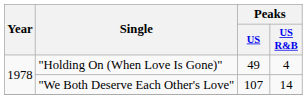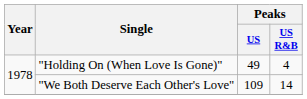(253, 84) 107 -> (253, 84) 109
